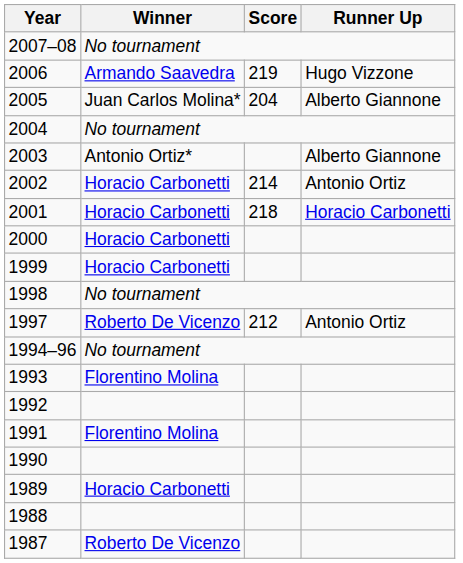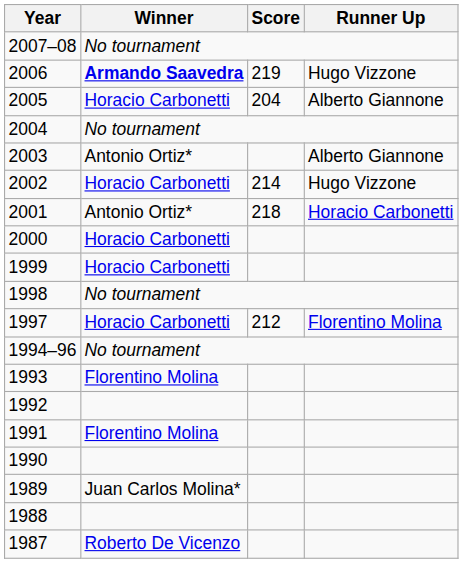(160, 73) normal -> (164, 73) bold
(163, 101) Juan Carlos Molina* -> (157, 101) Horacio Carbonetti
(356, 184) Antonio Ortiz -> (362, 184) Hugo Vizzone
(157, 211) Horacio Carbonetti -> (138, 211) Antonio Ortiz*
(162, 322) Roberto De Vicenzo -> (157, 322) Horacio Carbonetti
(356, 322) Antonio Ortiz -> (375, 322) Florentino Molina
(157, 488) Horacio Carbonetti -> (163, 488) Juan Carlos Molina*
